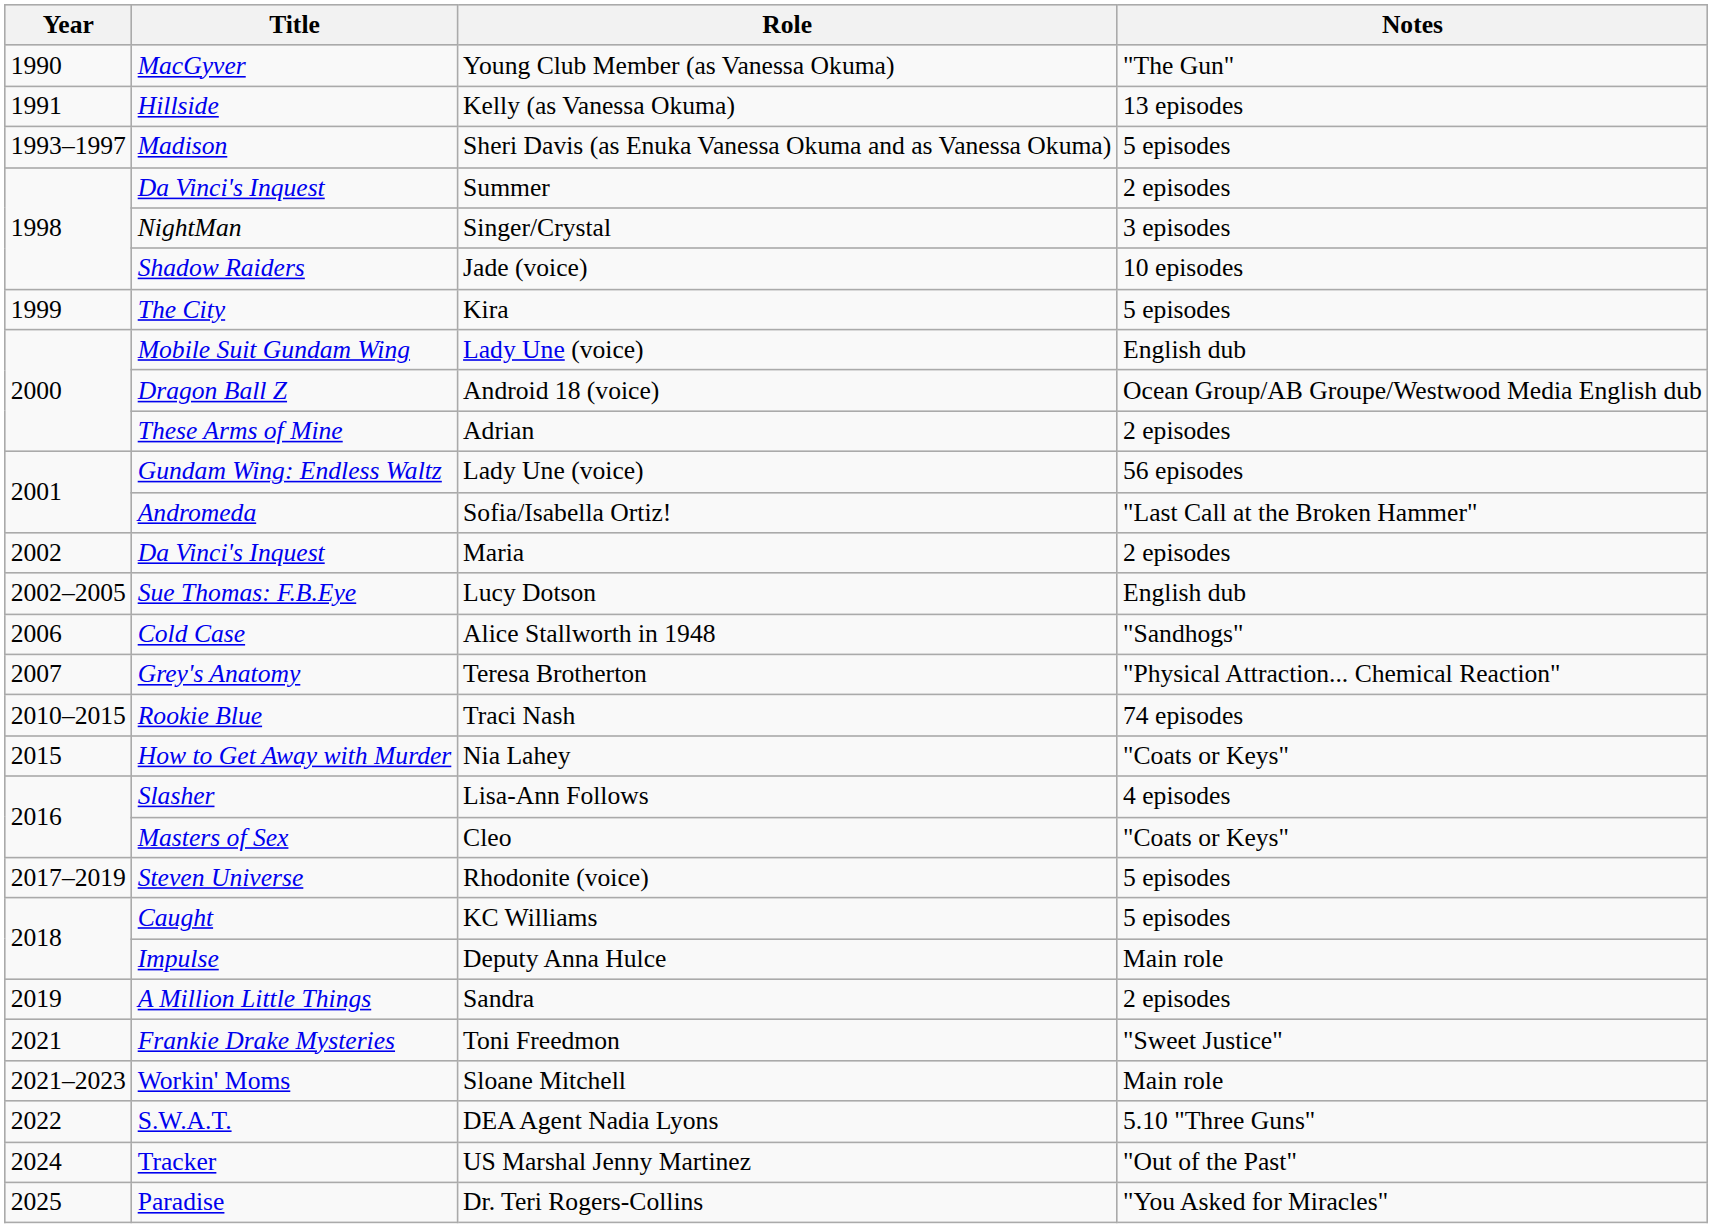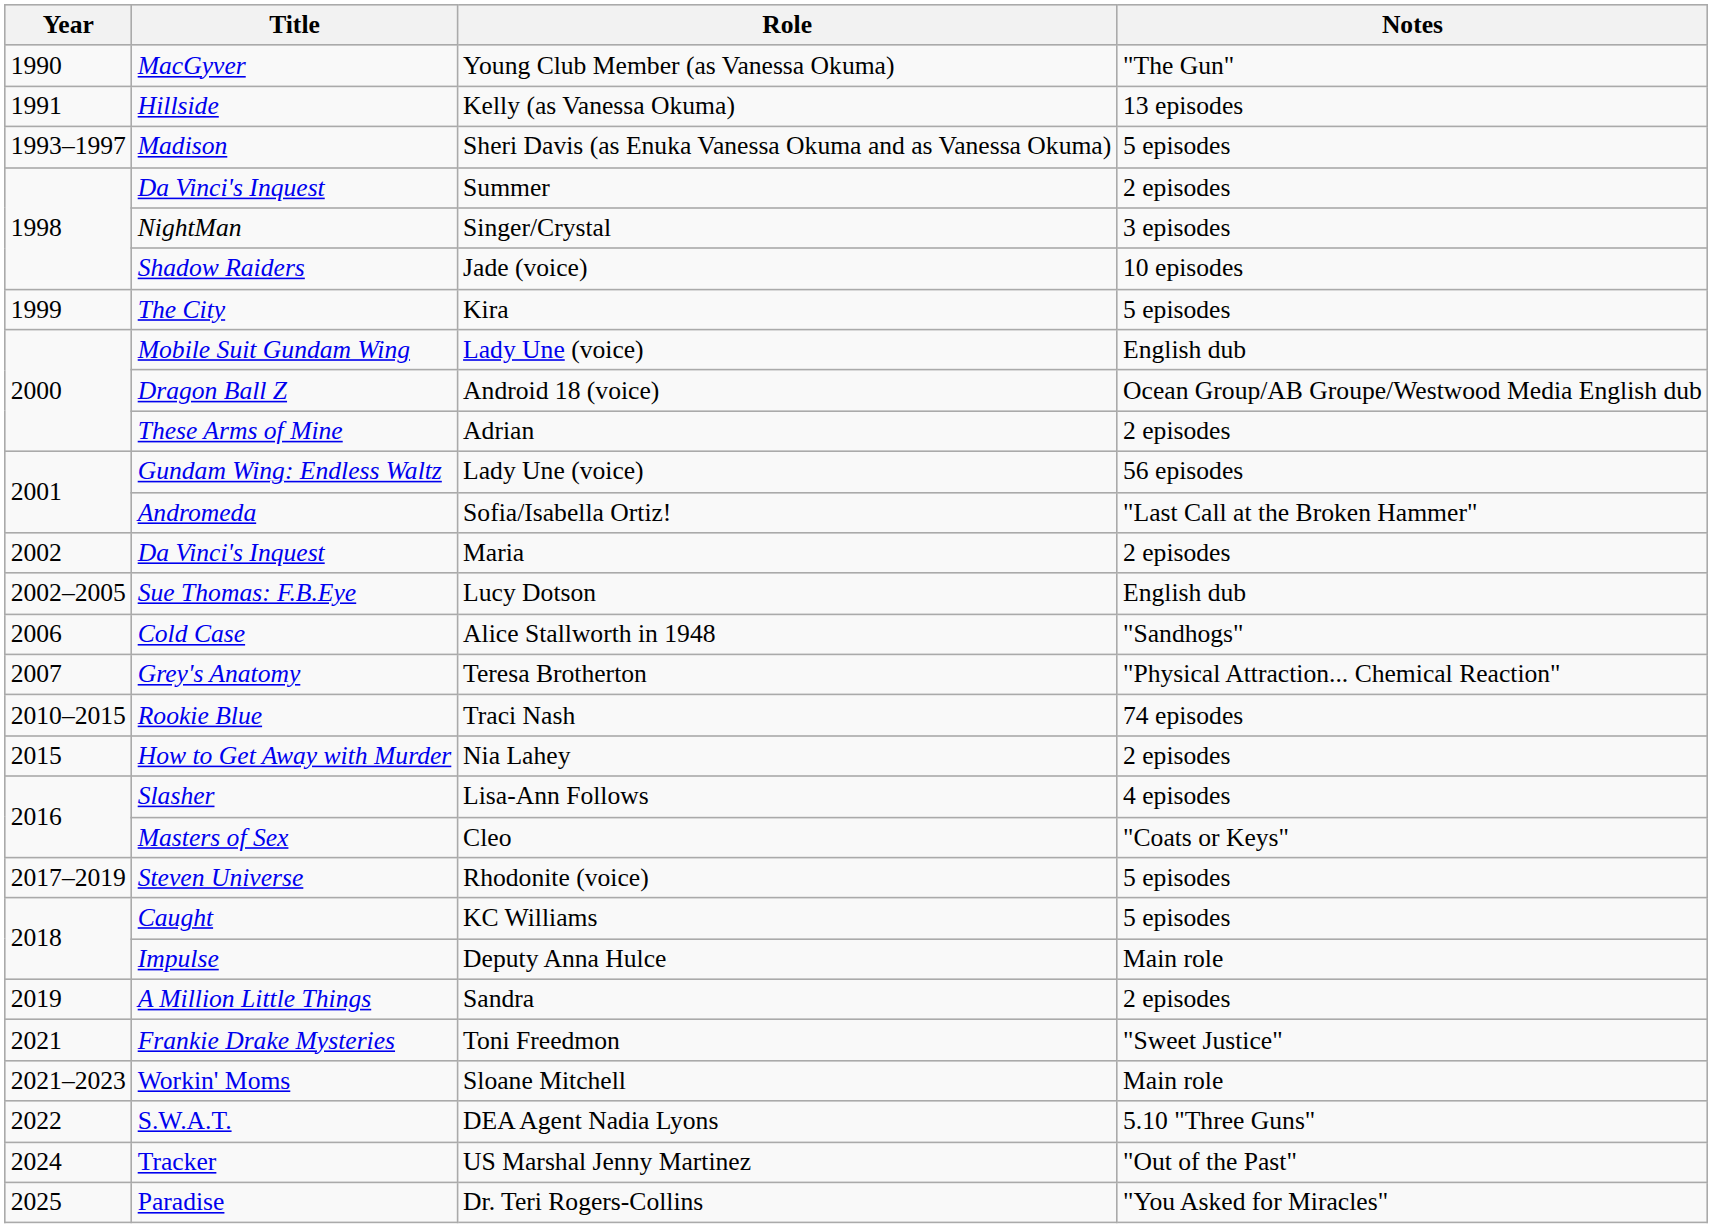(1206, 755) "Coats or Keys" -> (1177, 755) 2 episodes
